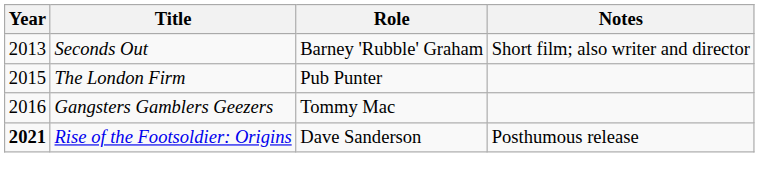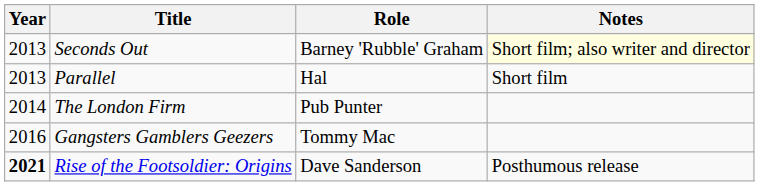(621, 48) no background -> (621, 48) lightyellow background
+ row: (85, 78)
(27, 78) 2015 -> (27, 107) 2014
